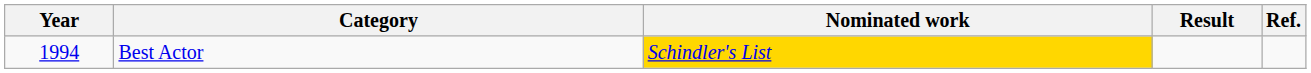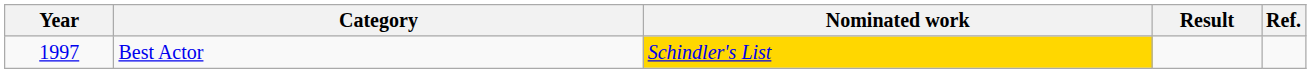(59, 52) 1994 -> (59, 52) 1997
